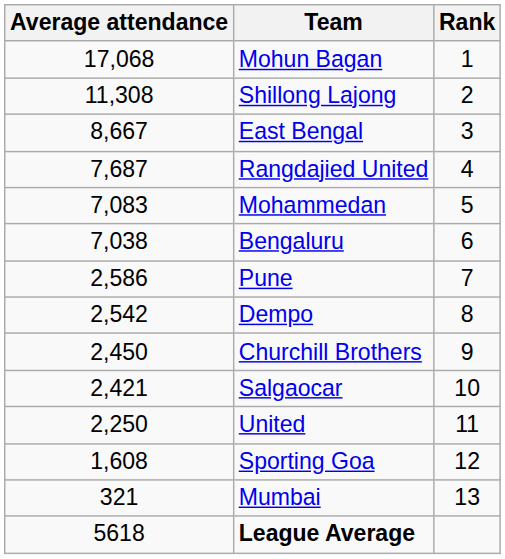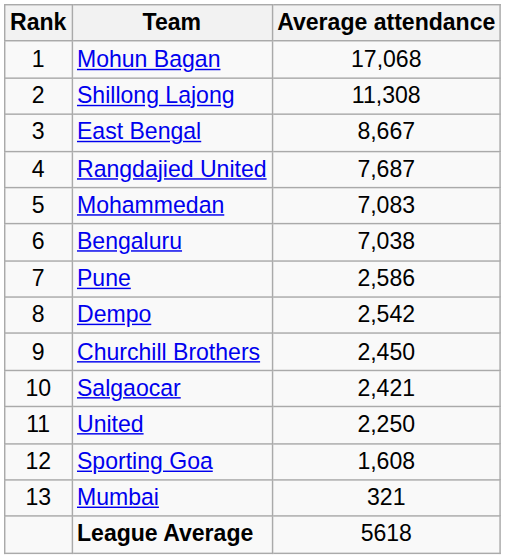columns swapped: (467, 22) <-> (119, 22)
